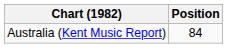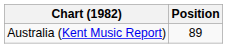(196, 33) 84 -> (196, 33) 89
